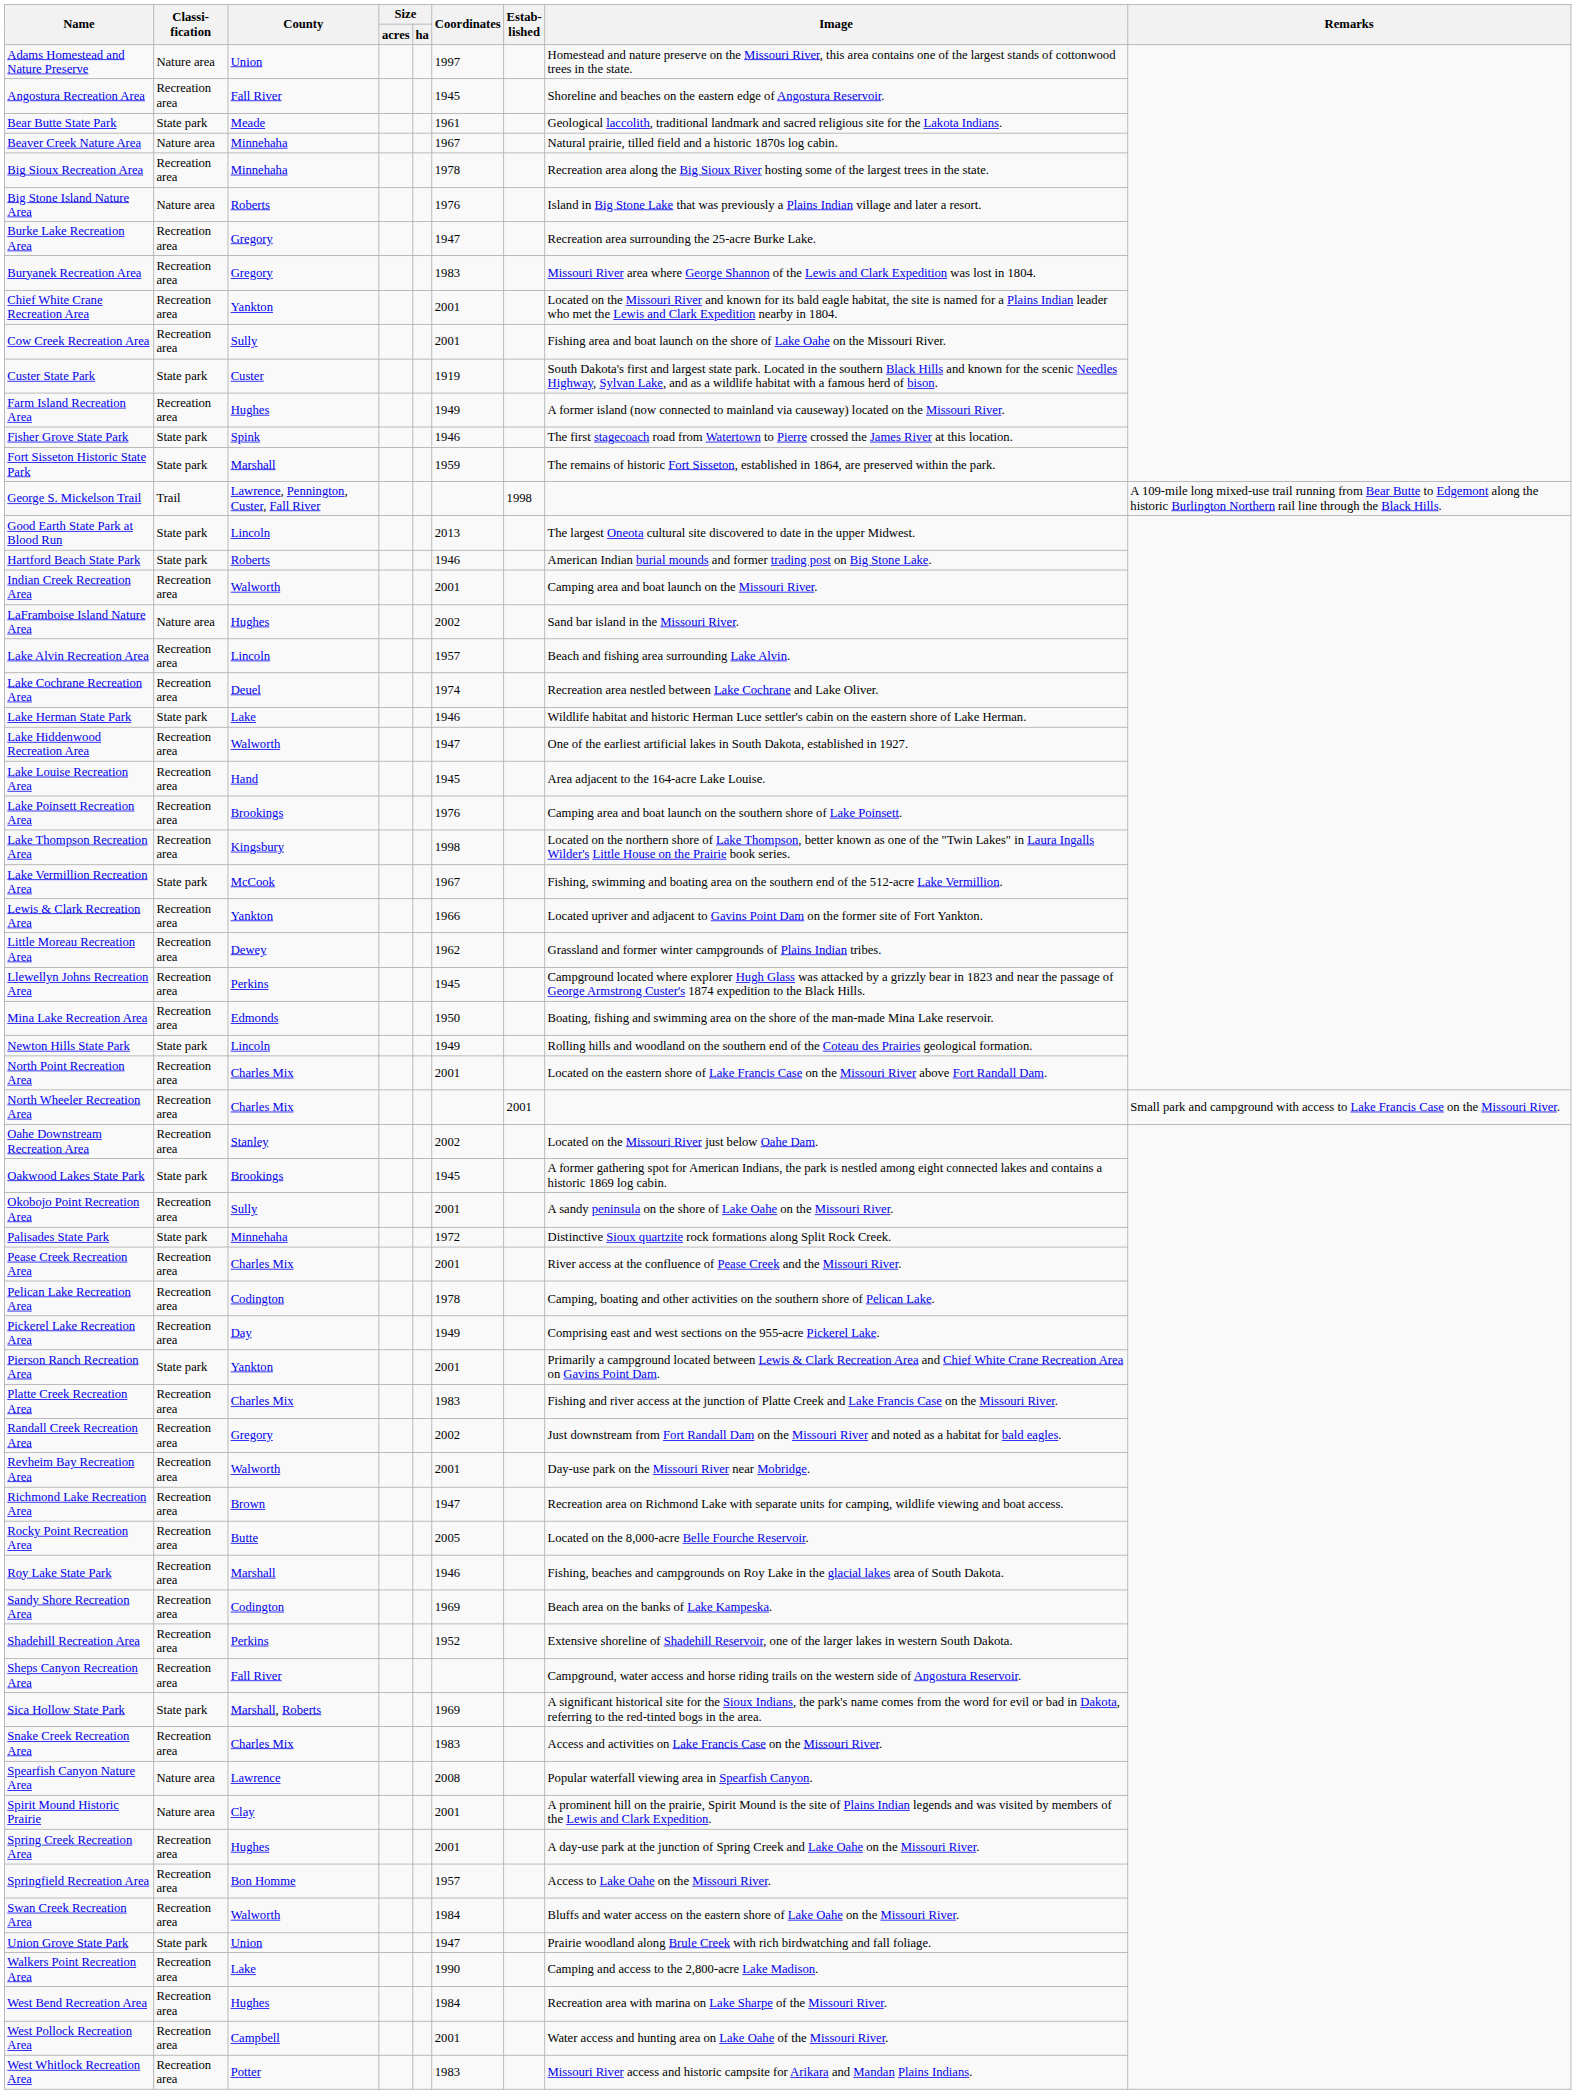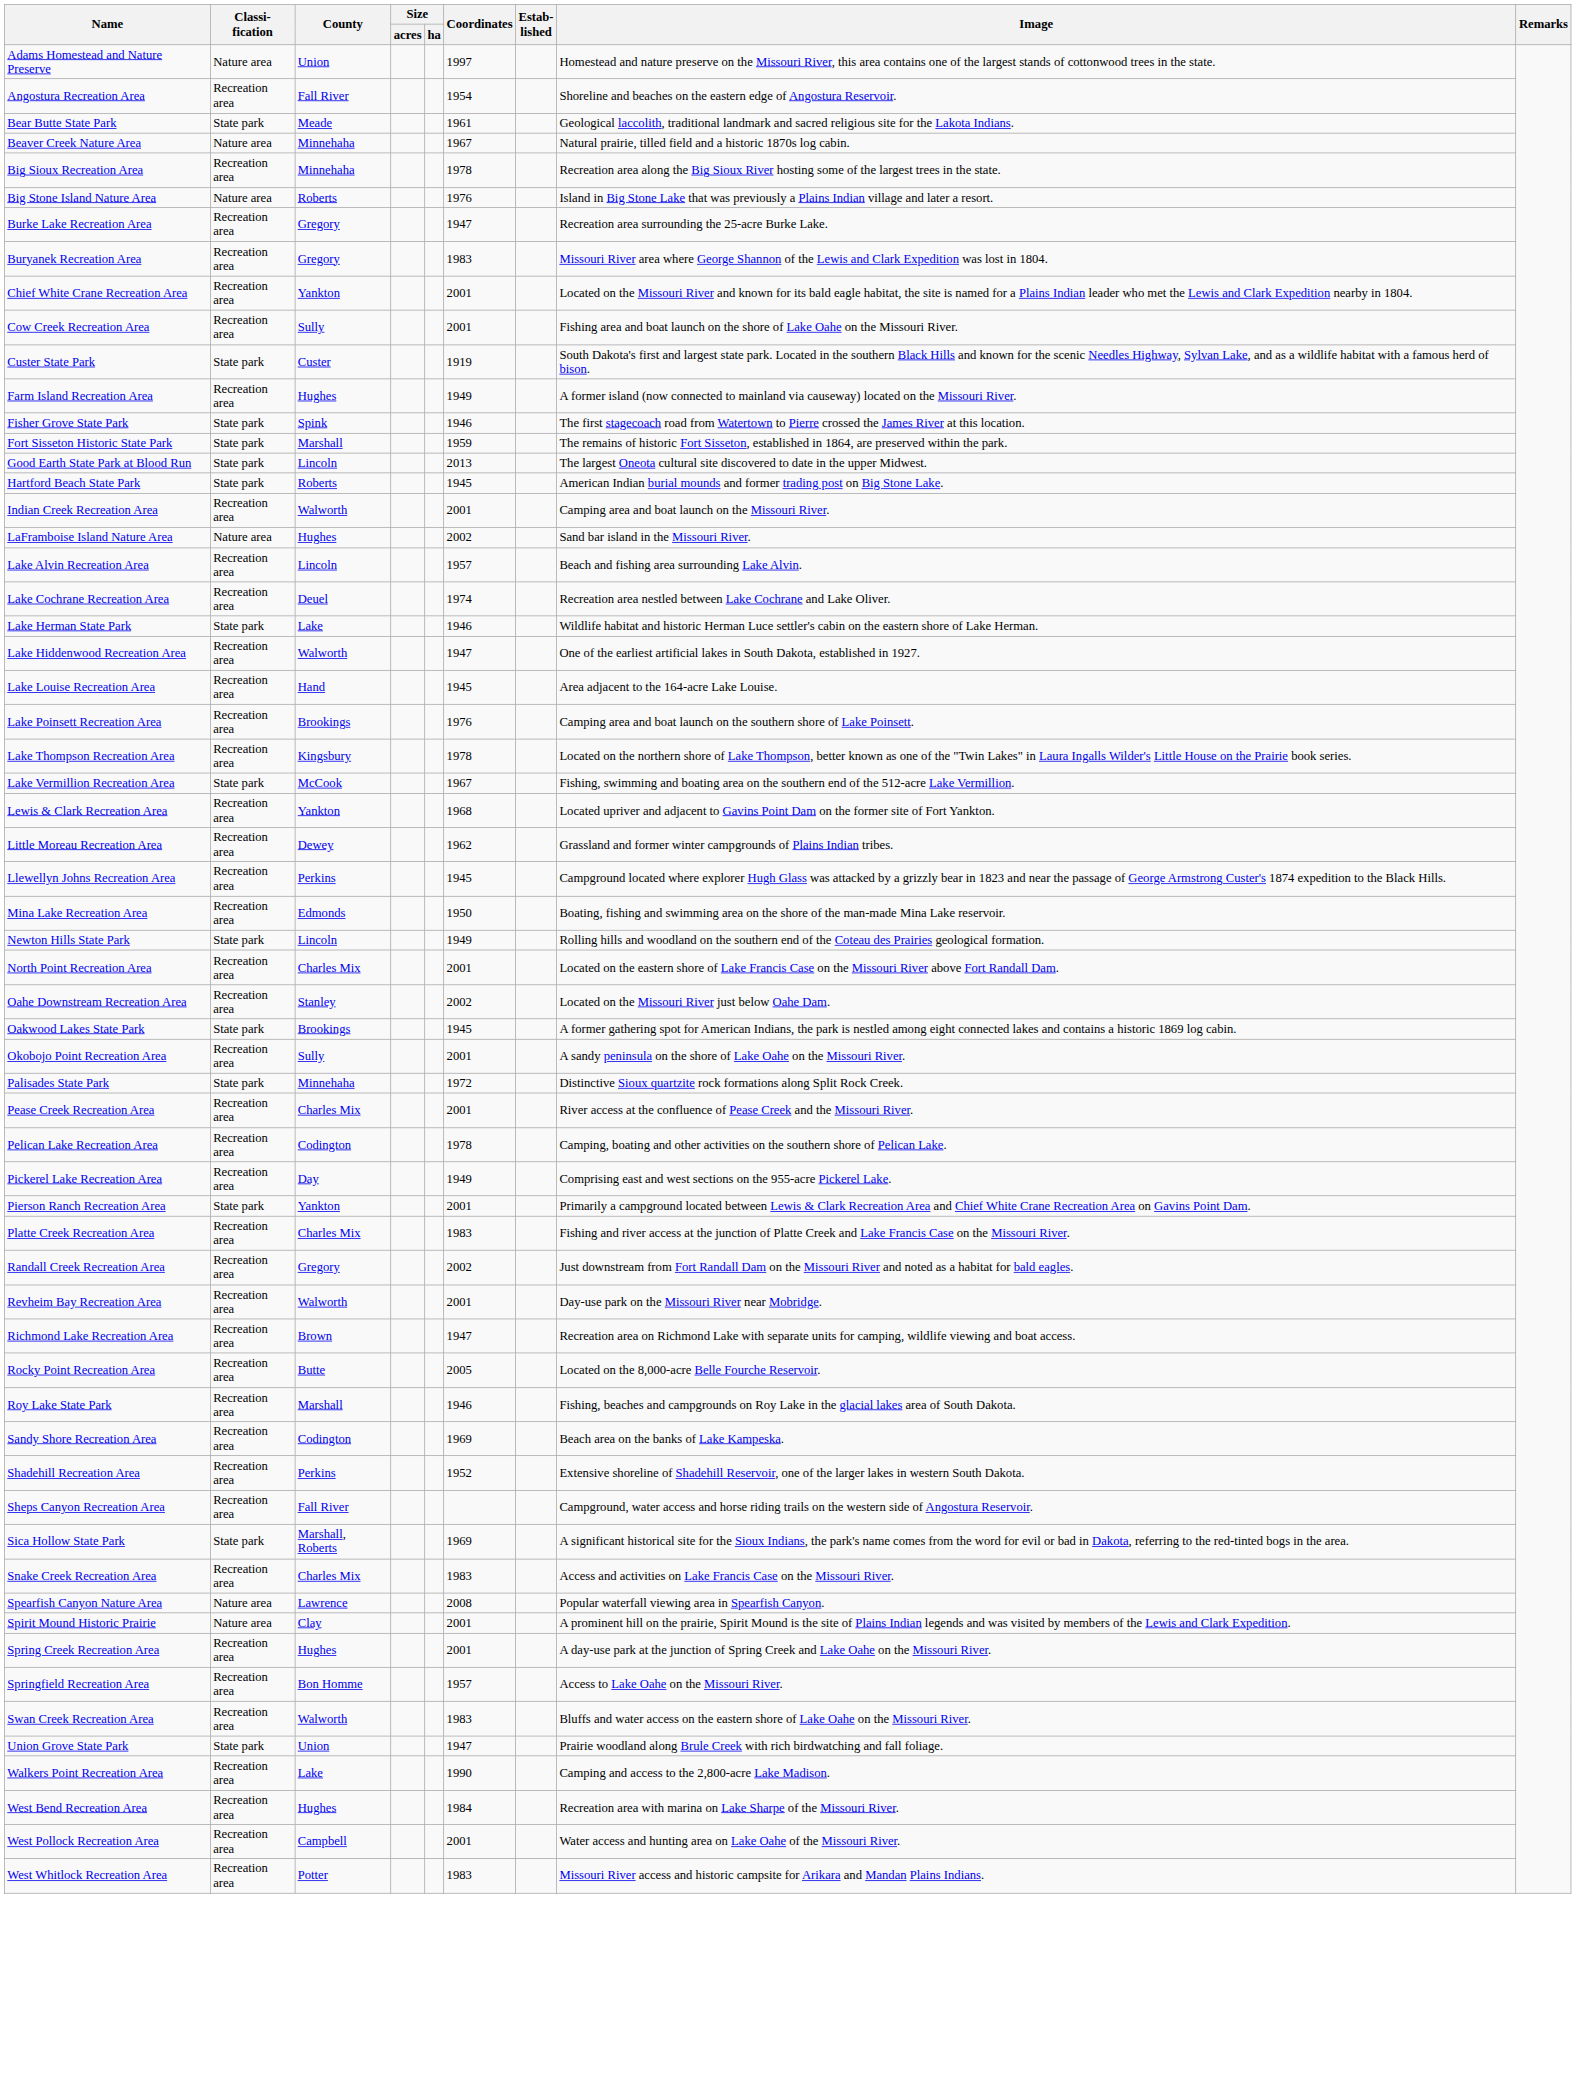(447, 95) 1945 -> (459, 95) 1954
- row: (74, 498)
(447, 560) 1946 -> (459, 483) 1945
(447, 847) 1998 -> (459, 756) 1978
(447, 915) 1966 -> (459, 810) 1968
- row: (74, 1107)
(447, 1915) 1984 -> (459, 1718) 1983
